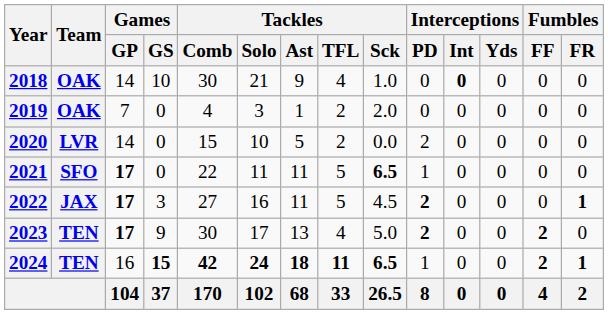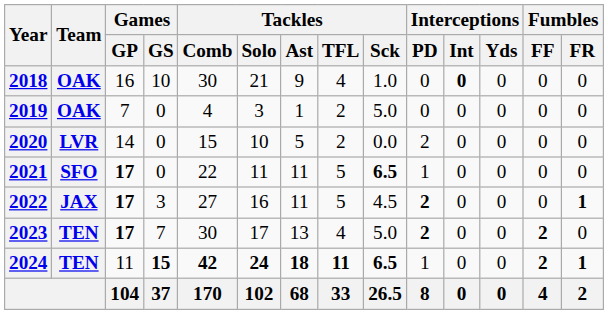(125, 80) 14 -> (125, 80) 16
(385, 111) 2.0 -> (385, 111) 5.0
(161, 232) 9 -> (161, 232) 7
(125, 263) 16 -> (125, 263) 11
